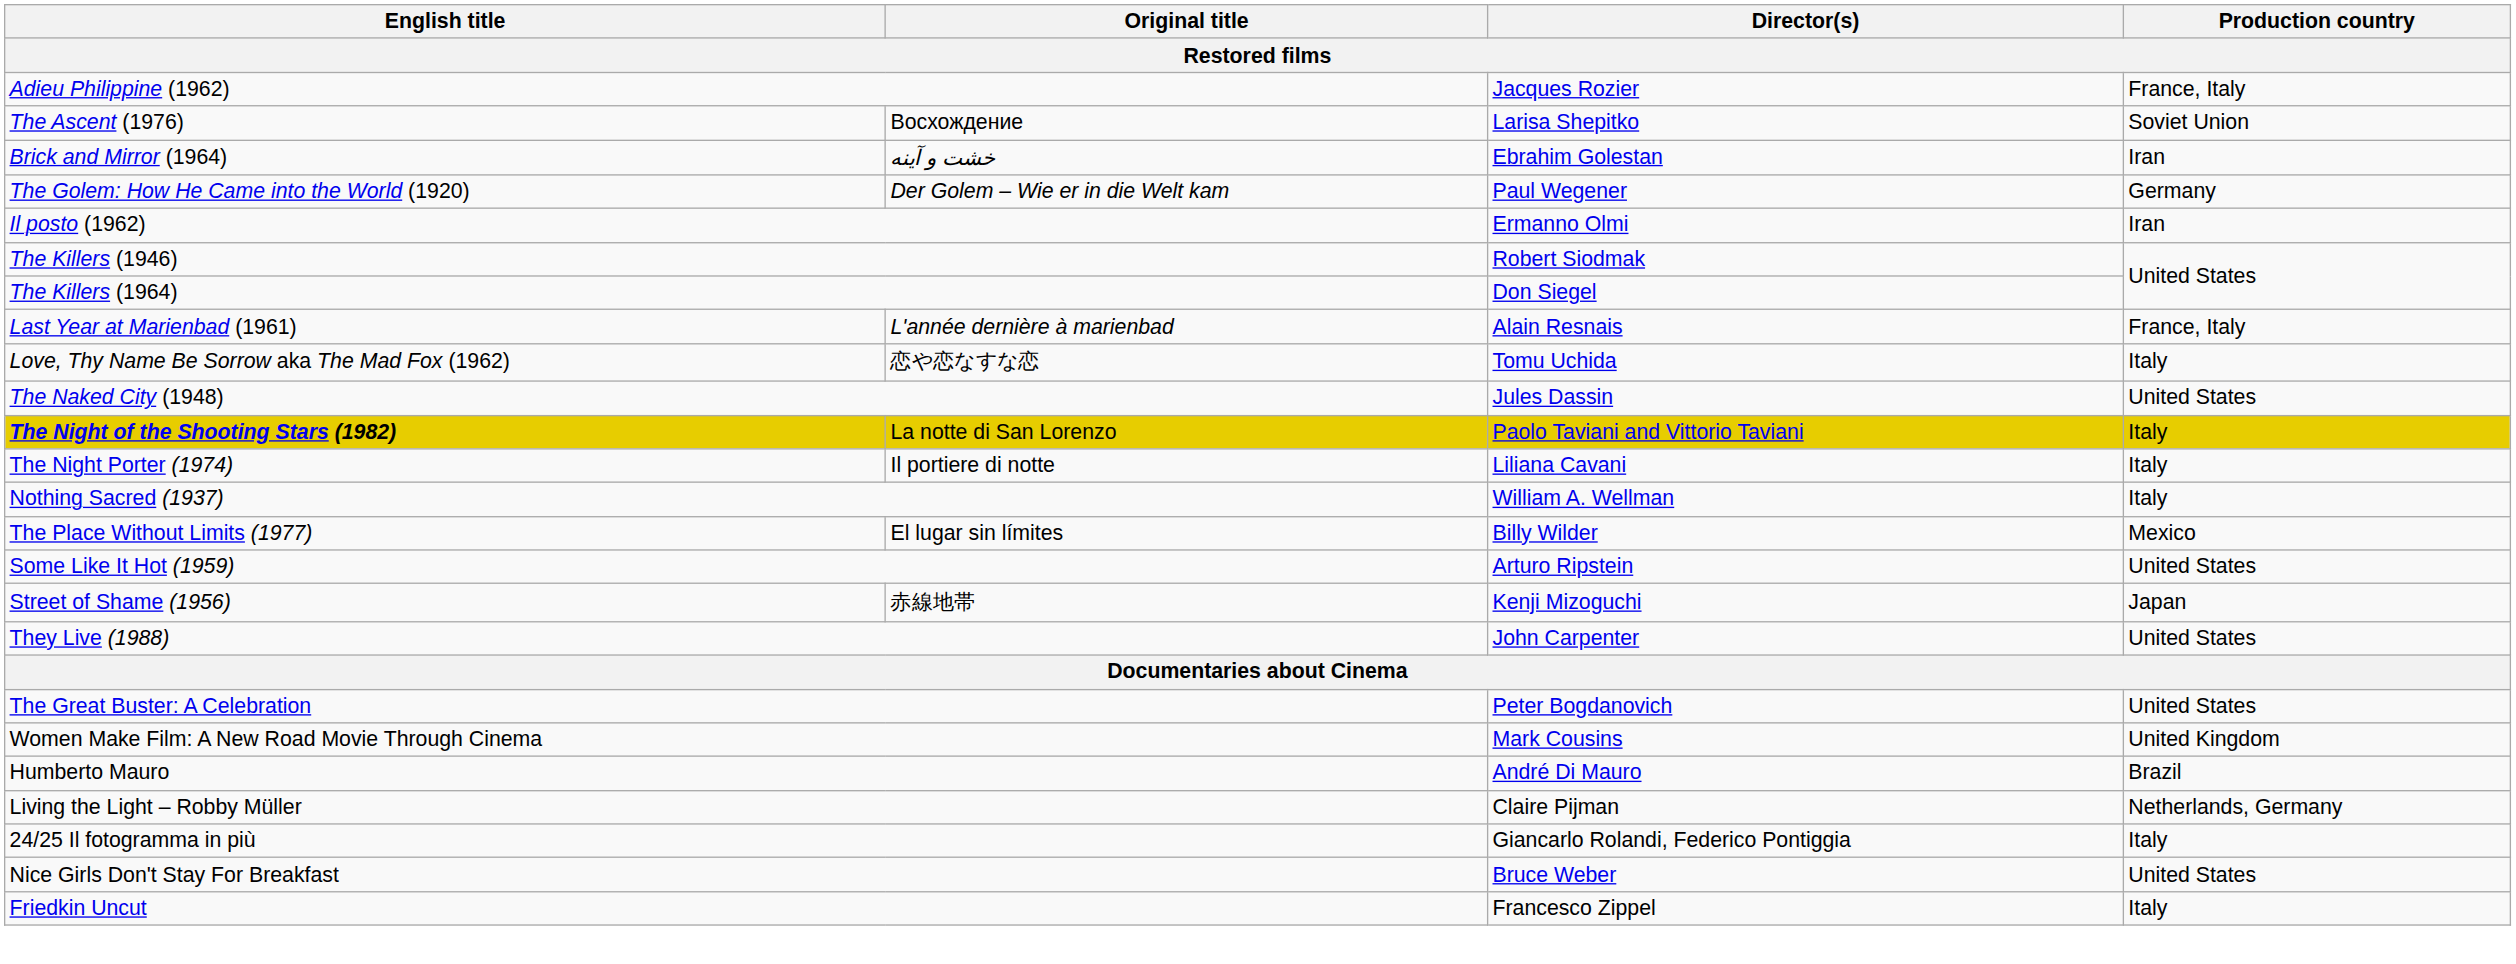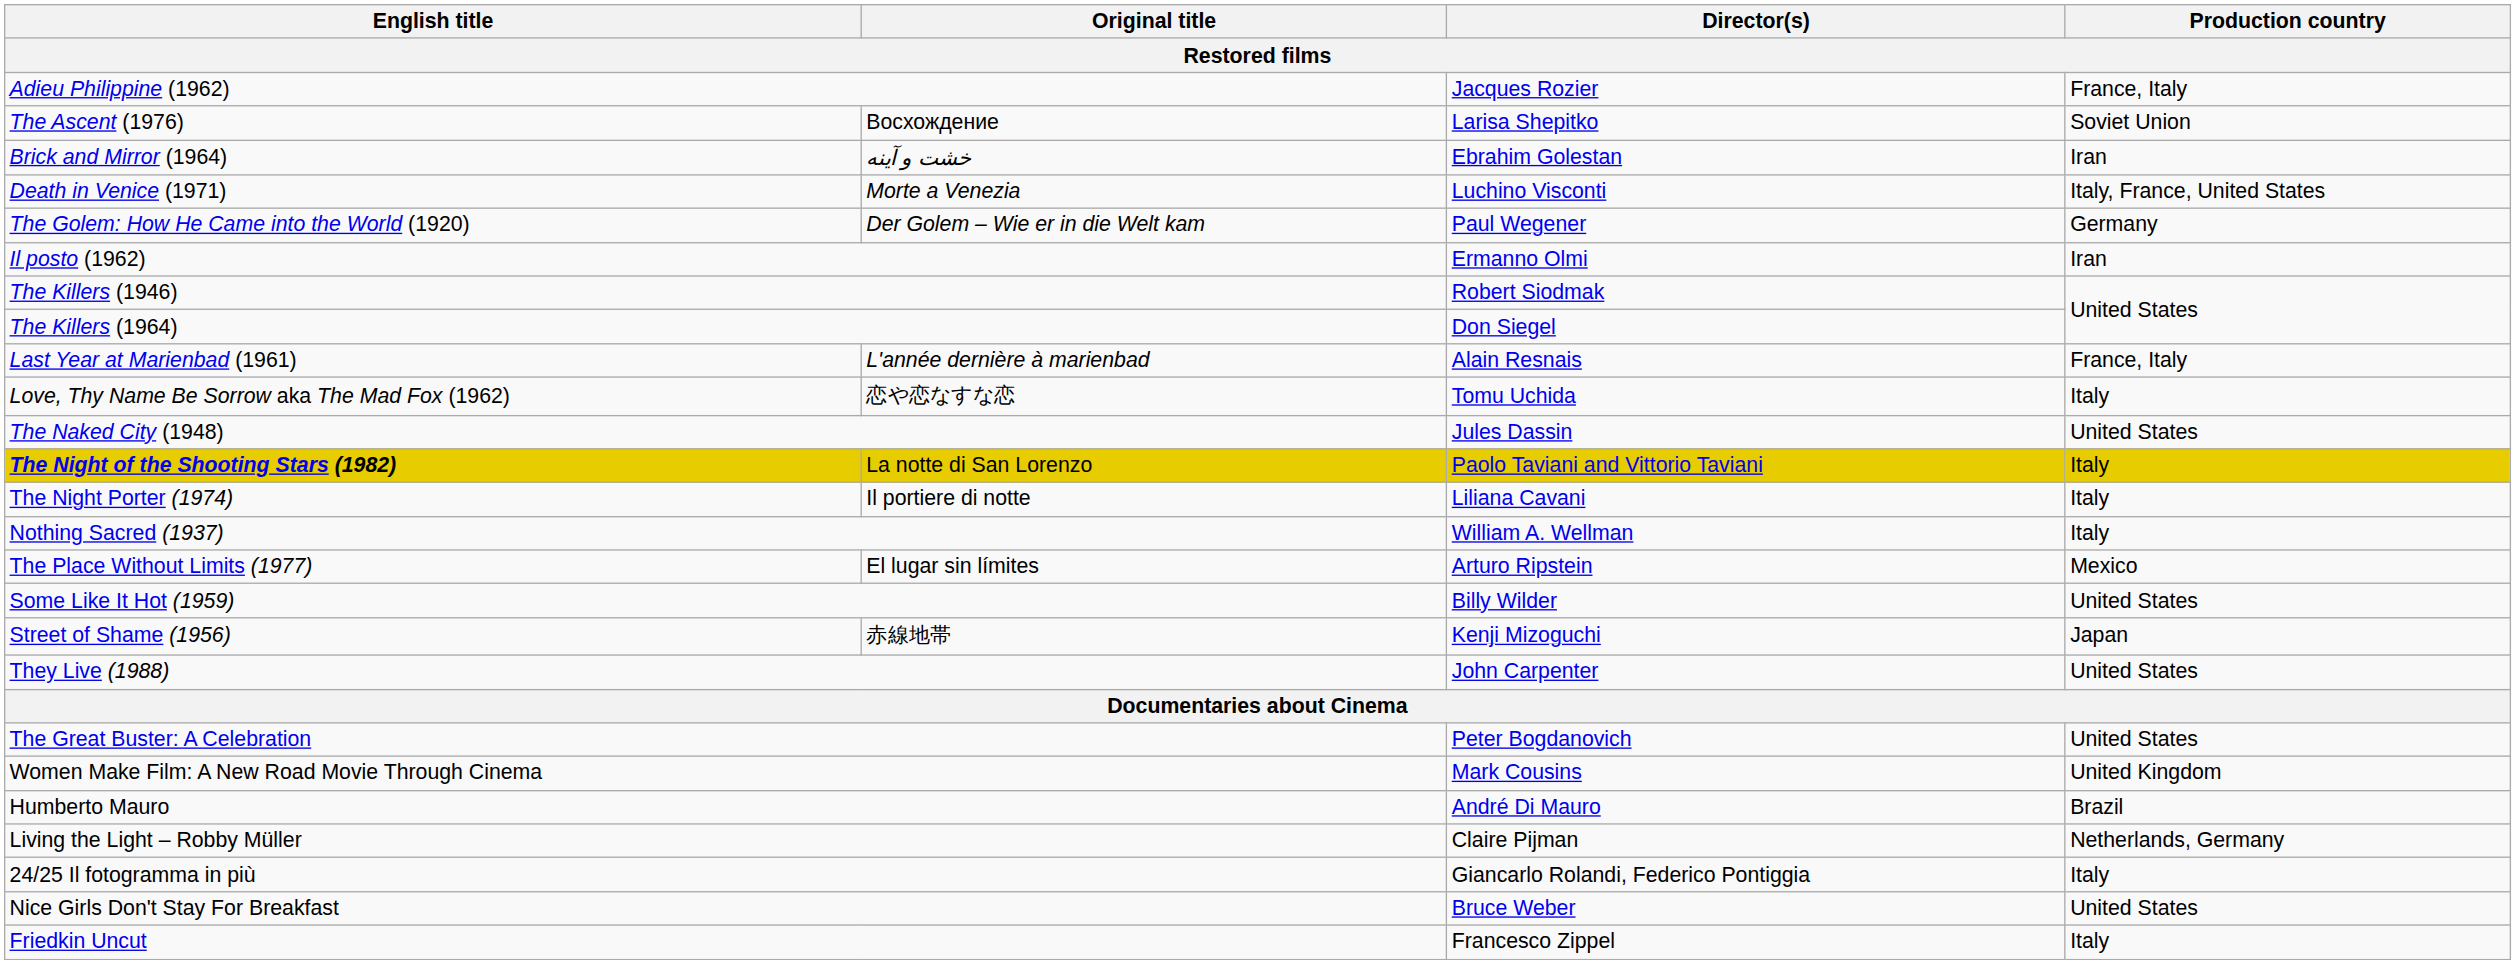+ row: (118, 191)
(1545, 532) Billy Wilder -> (1522, 566) Arturo Ripstein
(1563, 566) Arturo Ripstein -> (1504, 600) Billy Wilder
